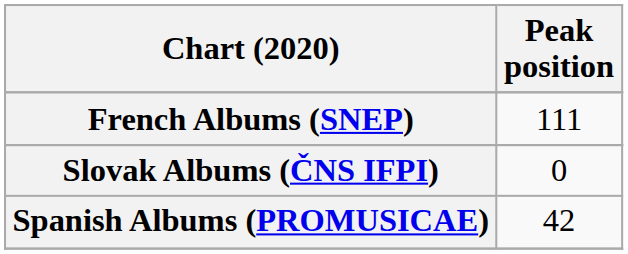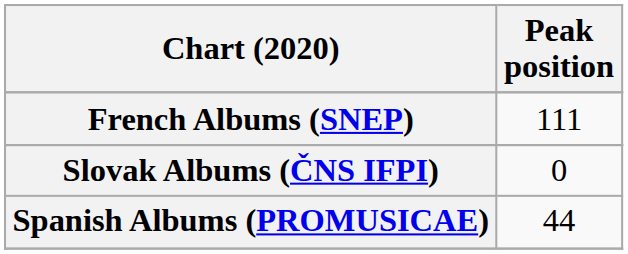(559, 221) 42 -> (559, 221) 44
